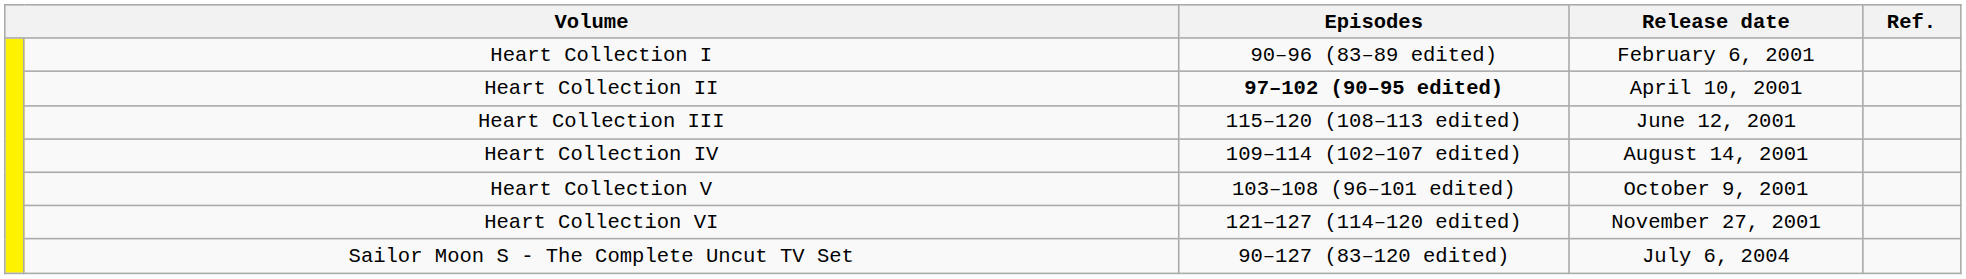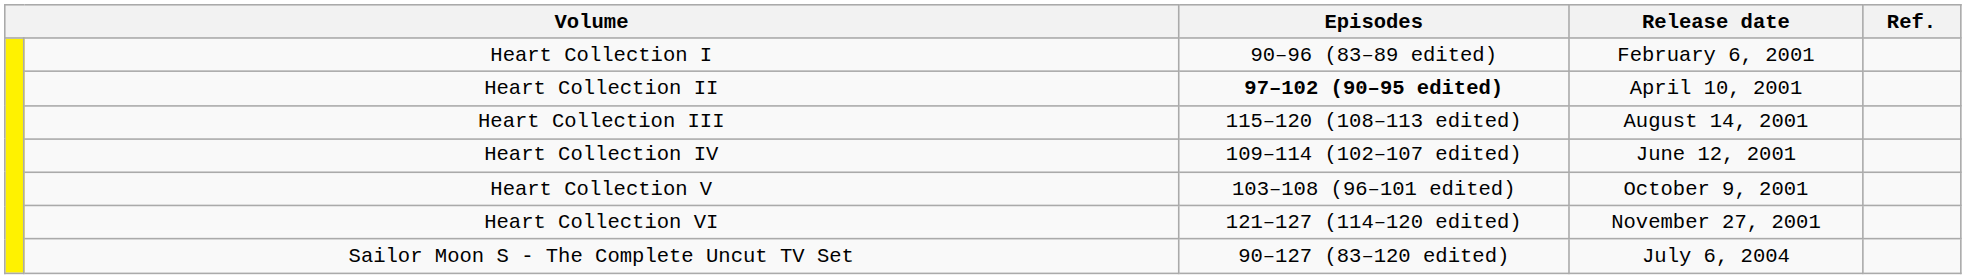(1716, 122) June 12, 2001 -> (1716, 122) August 14, 2001
(1716, 155) August 14, 2001 -> (1716, 155) June 12, 2001
